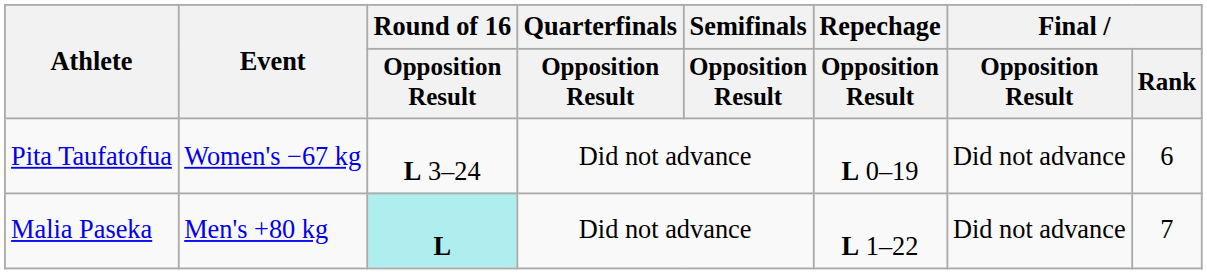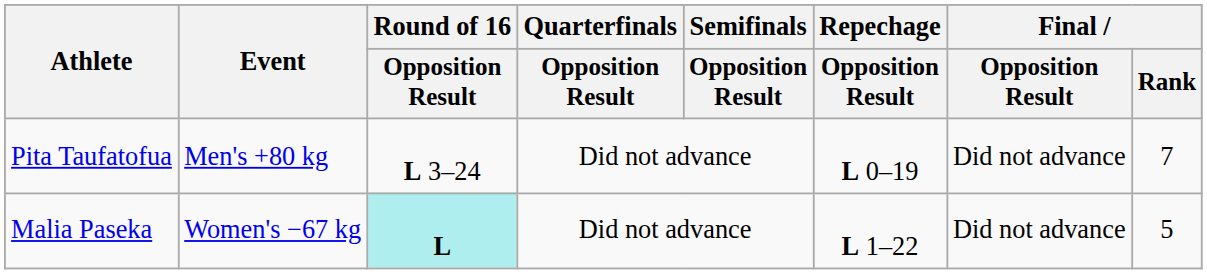(273, 156) Women's −67 kg -> (256, 156) Men's +80 kg
(1167, 156) 6 -> (1167, 156) 7
(256, 230) Men's +80 kg -> (273, 230) Women's −67 kg
(1167, 230) 7 -> (1167, 230) 5
